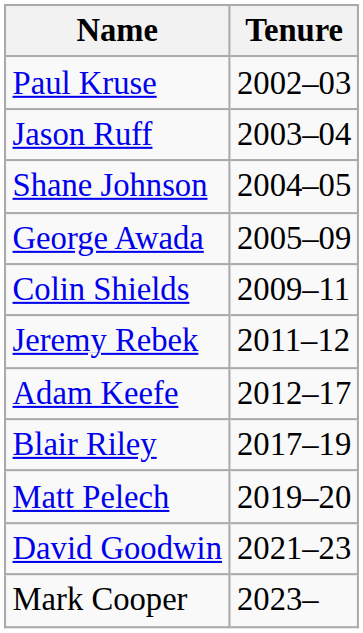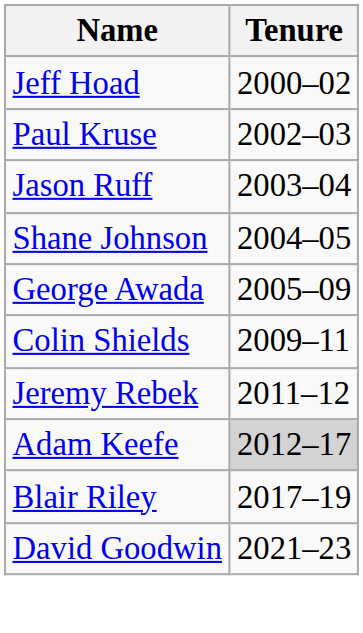+ row: (76, 82)
(294, 392) no background -> (294, 444) lightgrey background
- row: (91, 496)
- row: (100, 599)
